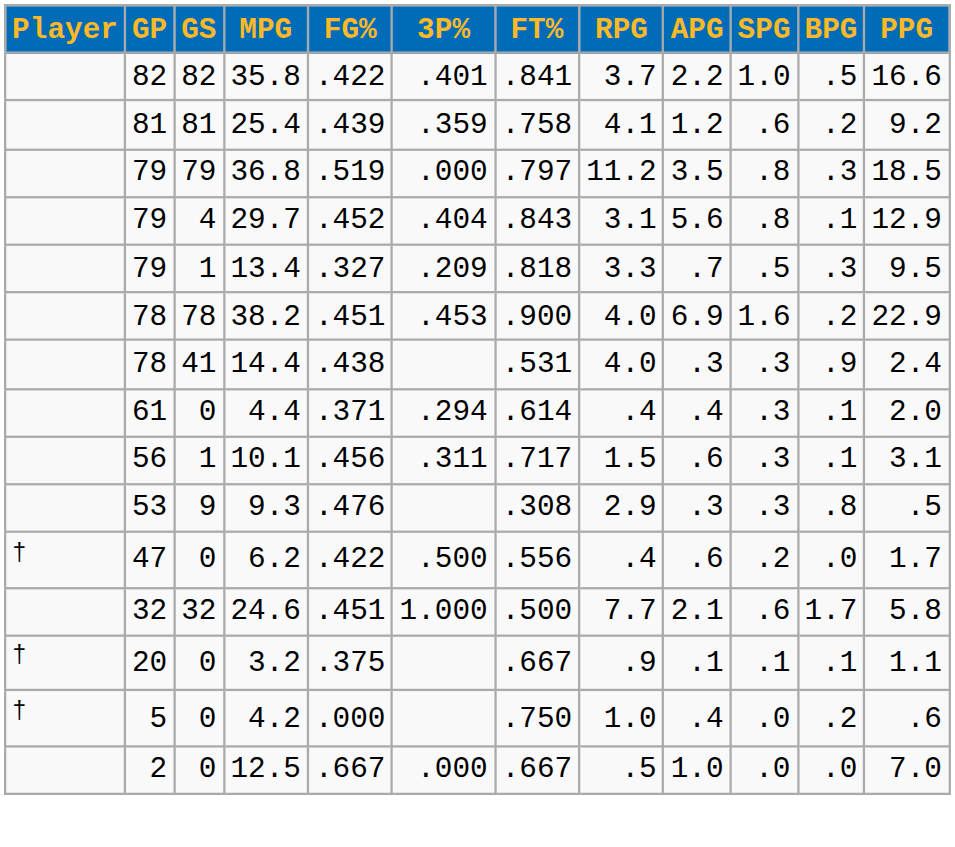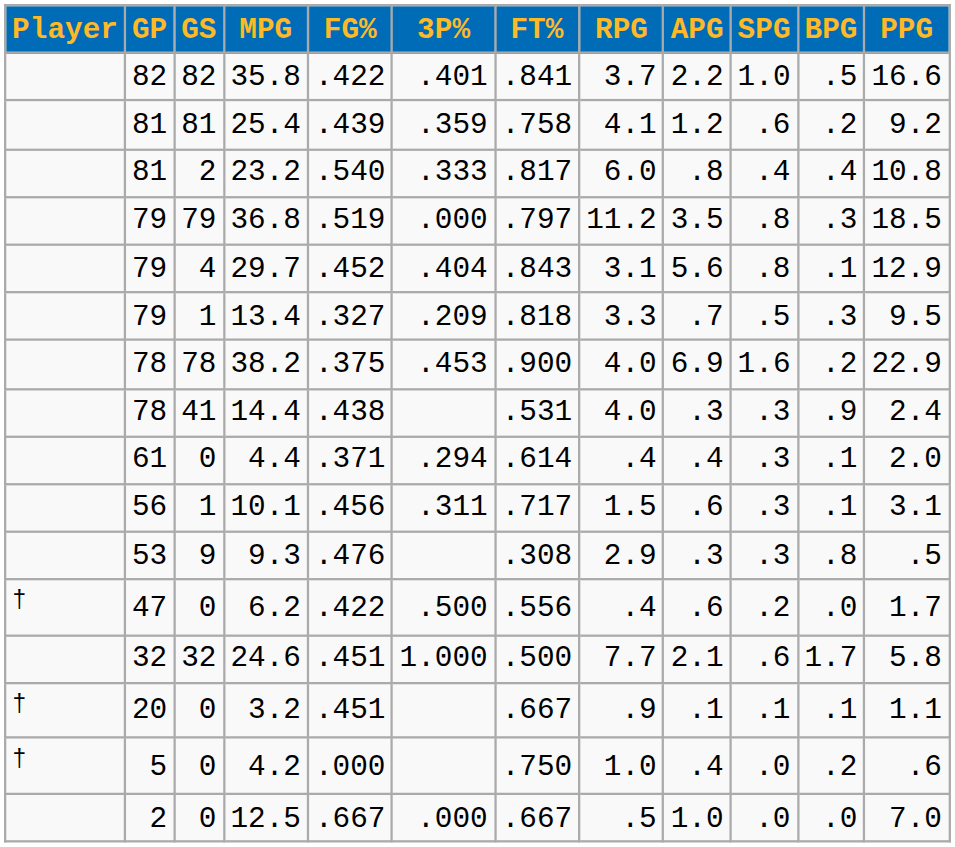+ row: (266, 173)
(350, 316) .451 -> (350, 364) .375
(350, 663) .375 -> (350, 711) .451
